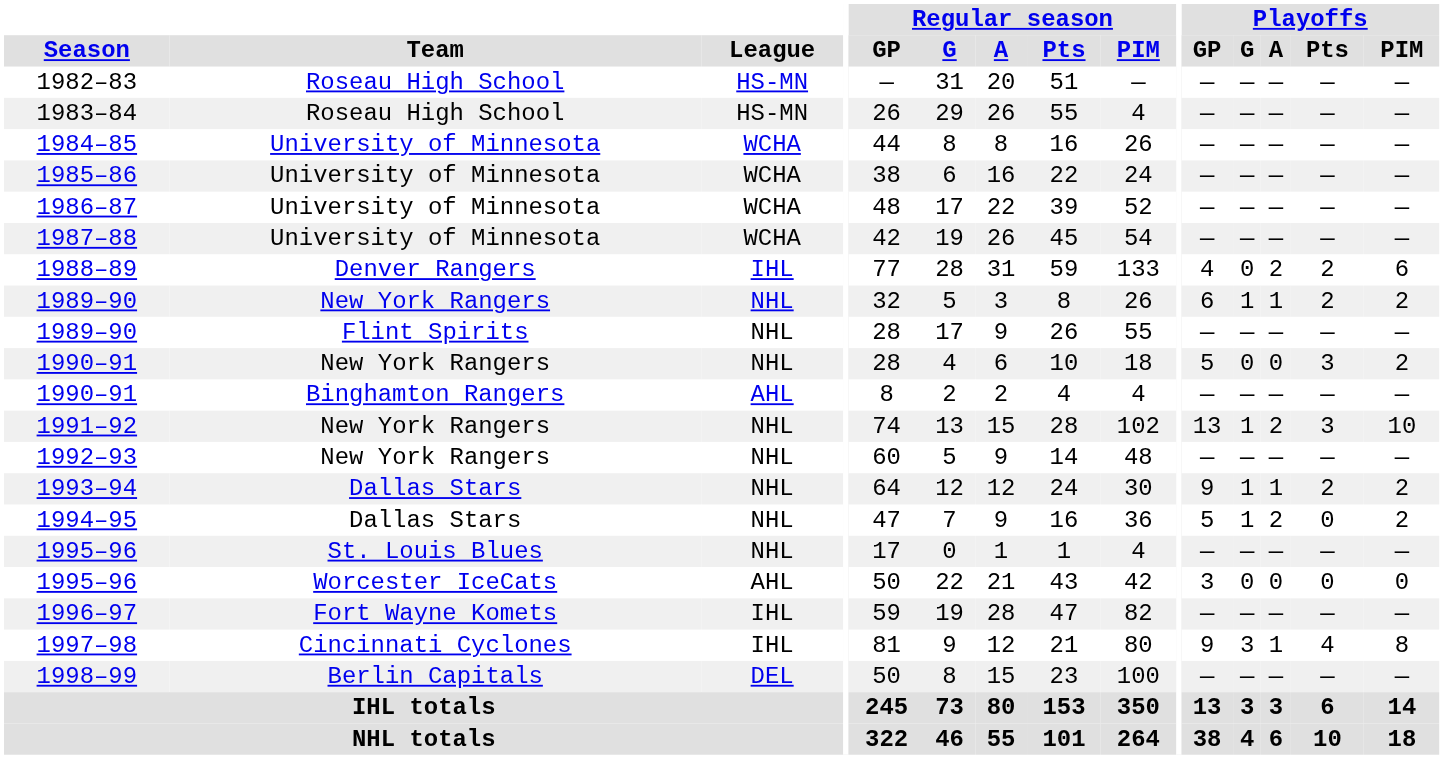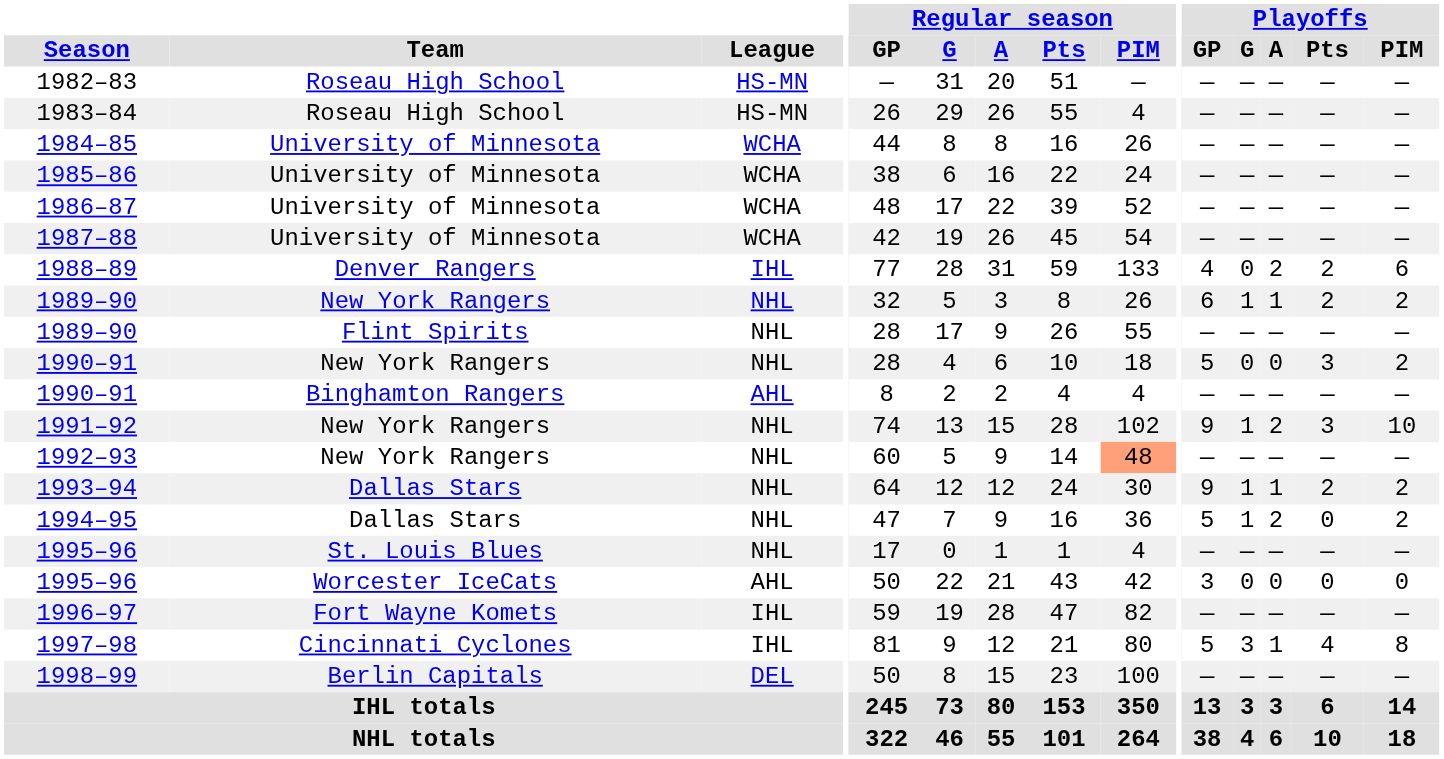(1207, 426) 13 -> (1207, 426) 9
(1138, 458) no background -> (1138, 458) lightsalmon background
(1207, 645) 9 -> (1207, 645) 5
